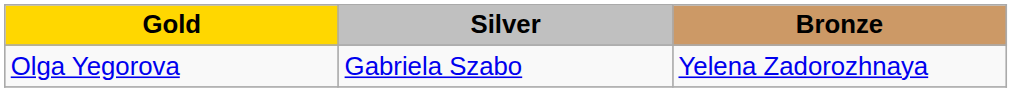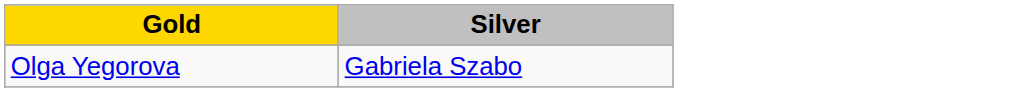- column: (839, 24)
